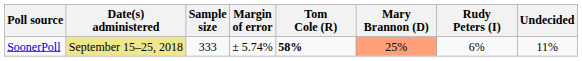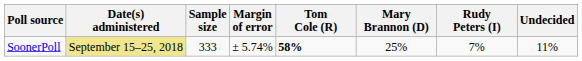(396, 46) lightsalmon background -> (396, 46) no background
(477, 46) 6% -> (477, 46) 7%
